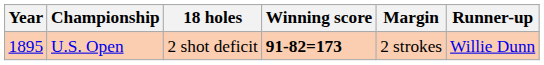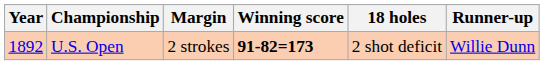columns swapped: (213, 18) <-> (411, 18)
(26, 45) 1895 -> (26, 45) 1892
